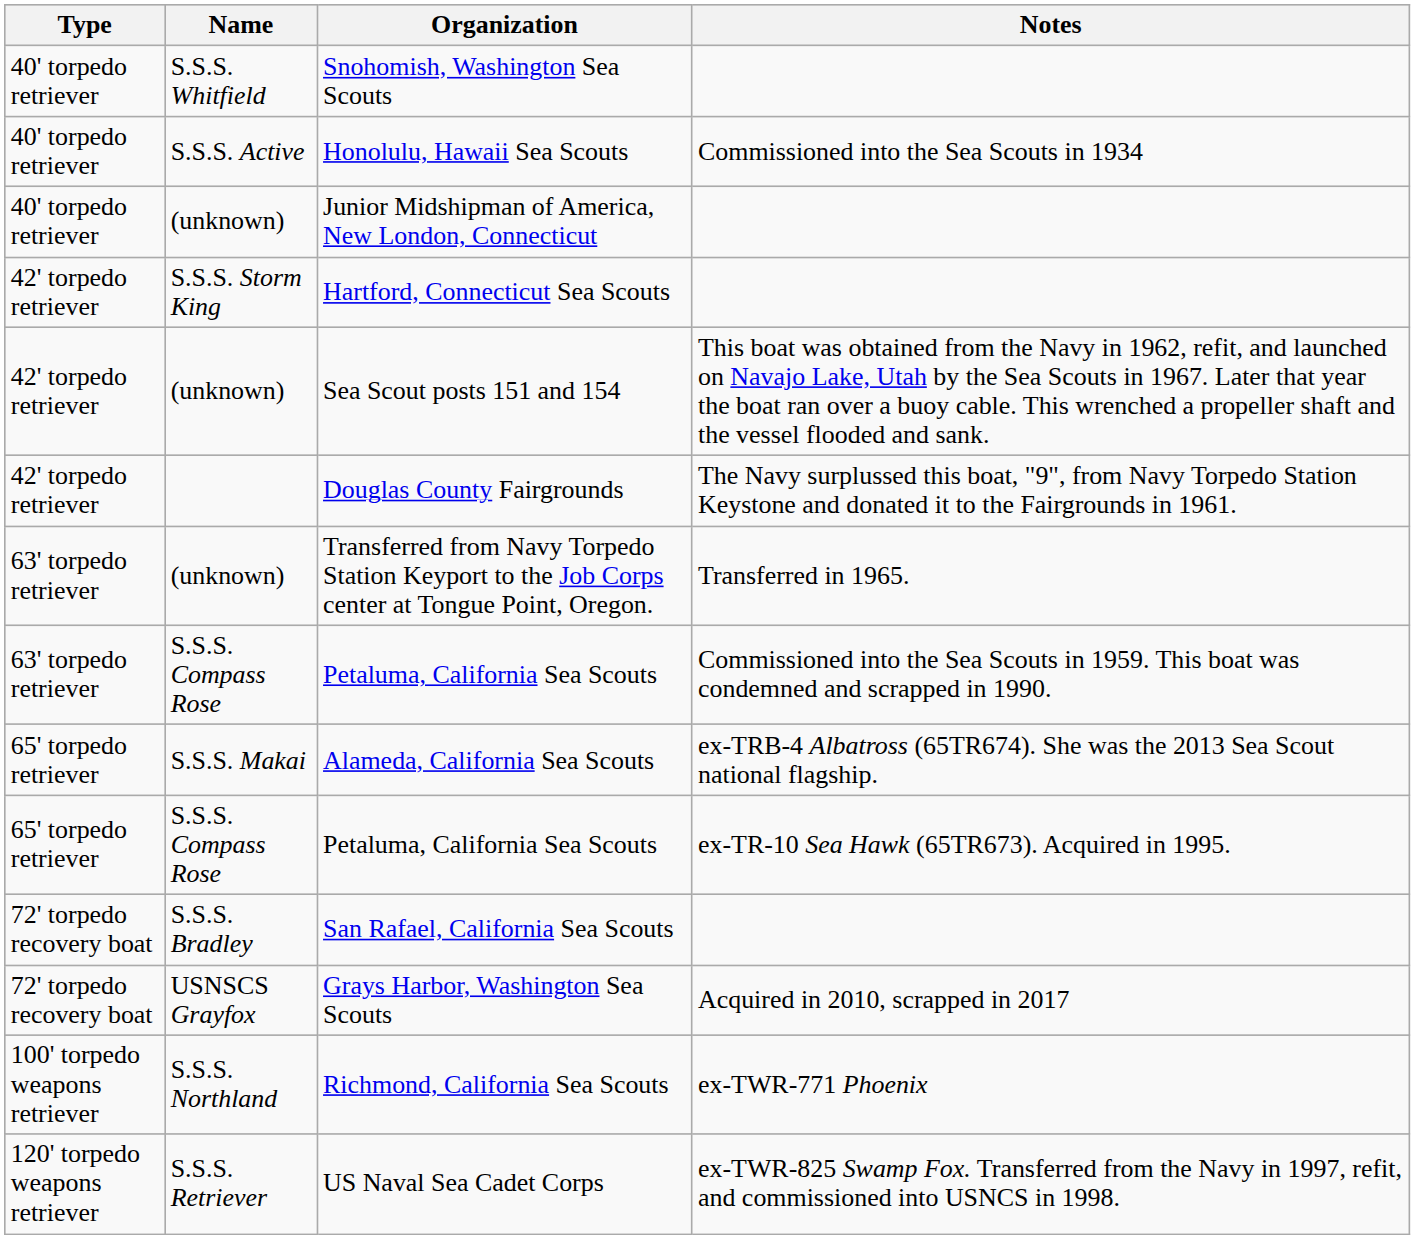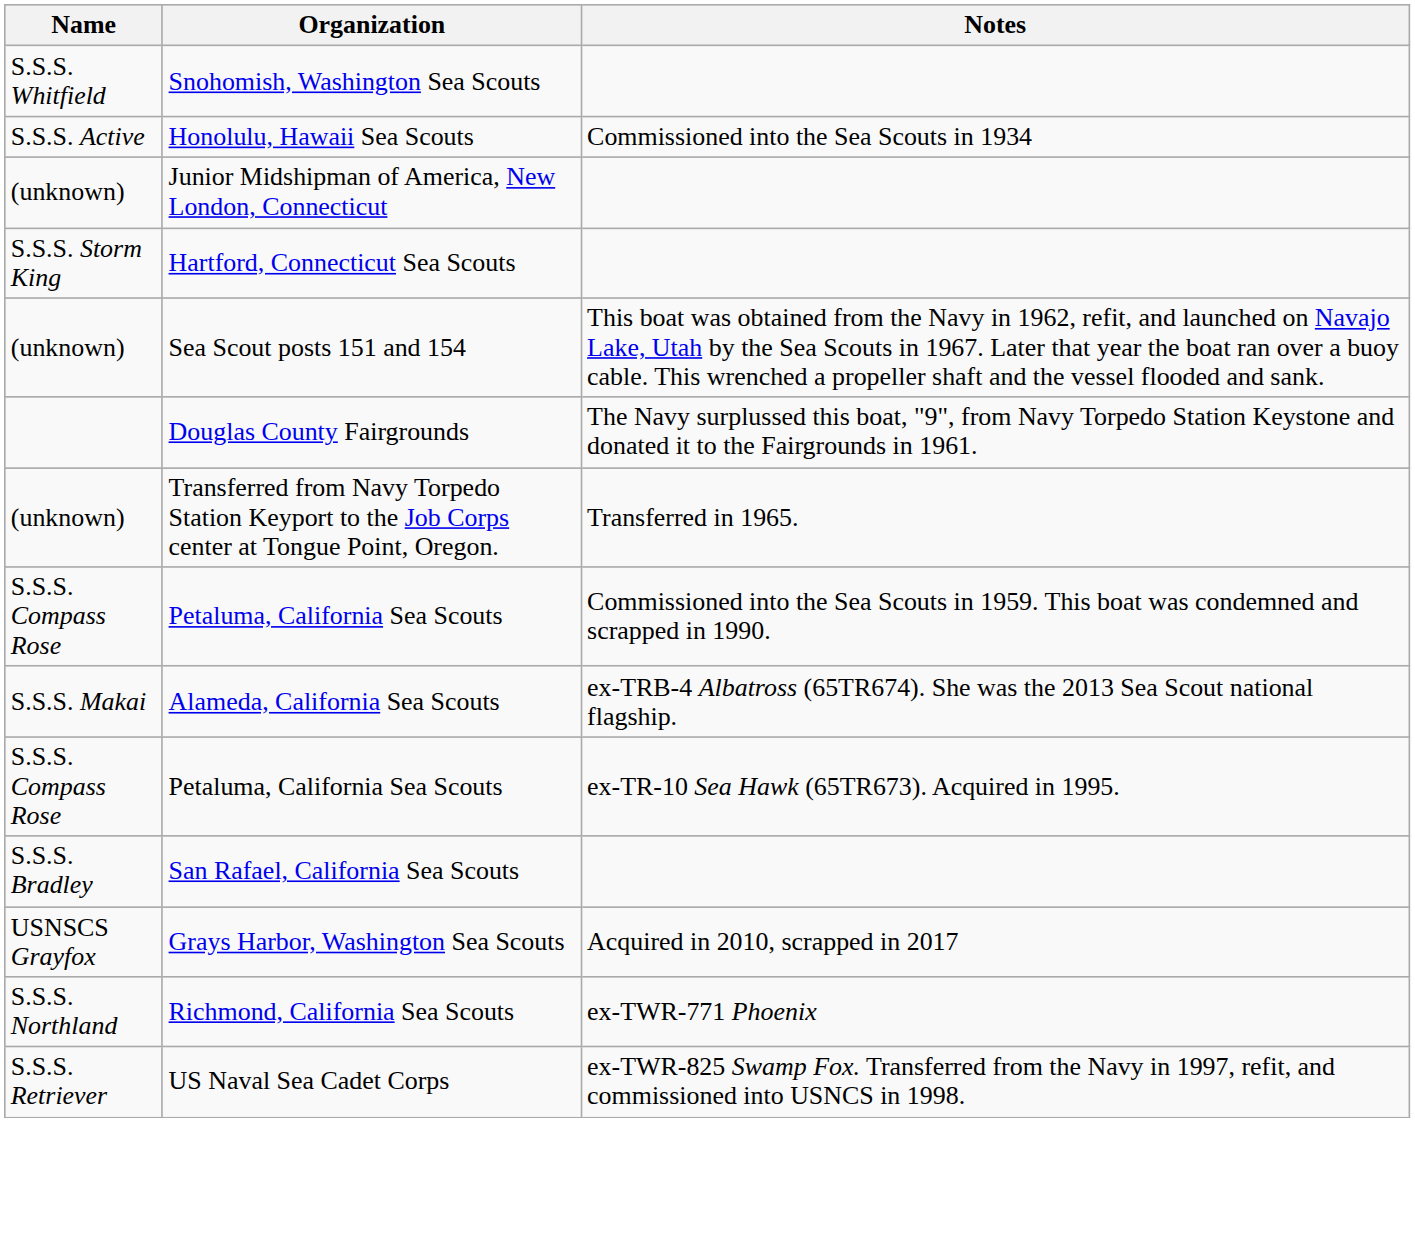- column: (85, 25)
